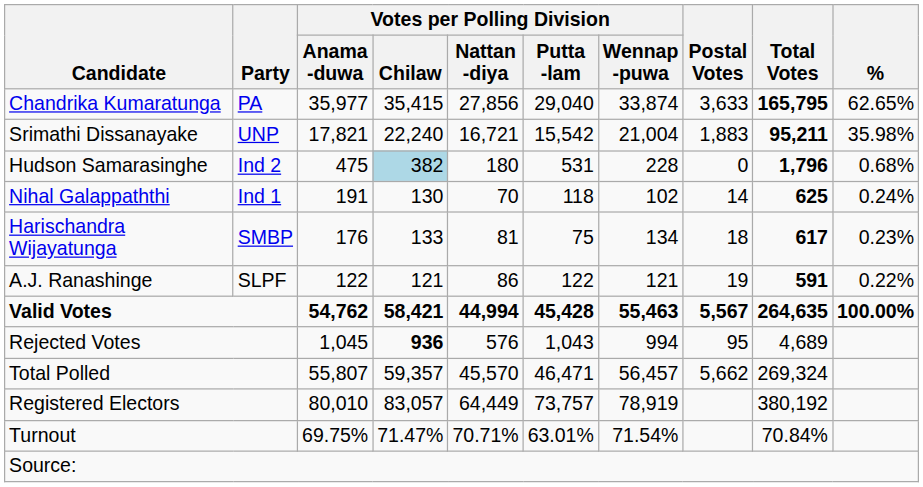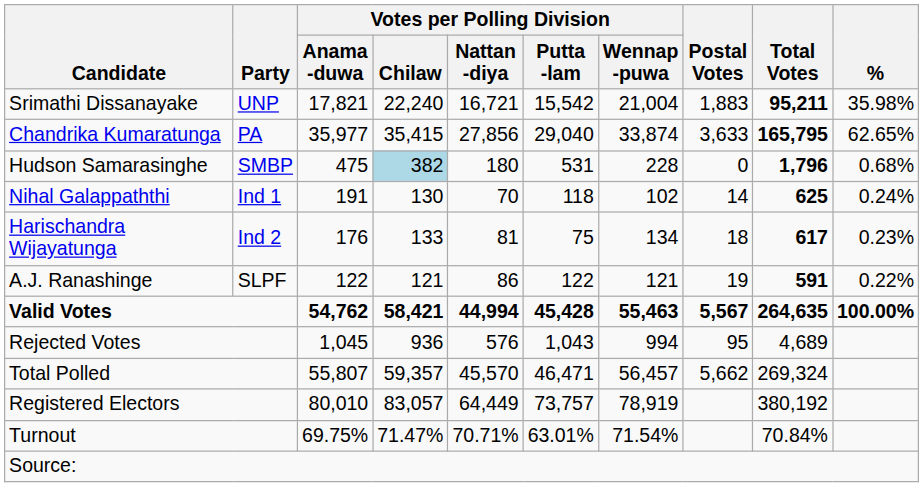rows swapped: (115, 103) <-> (103, 134)
(259, 165) Ind 2 -> (265, 165) SMBP
(265, 238) SMBP -> (259, 238) Ind 2
(427, 342) bold -> (427, 342) normal
